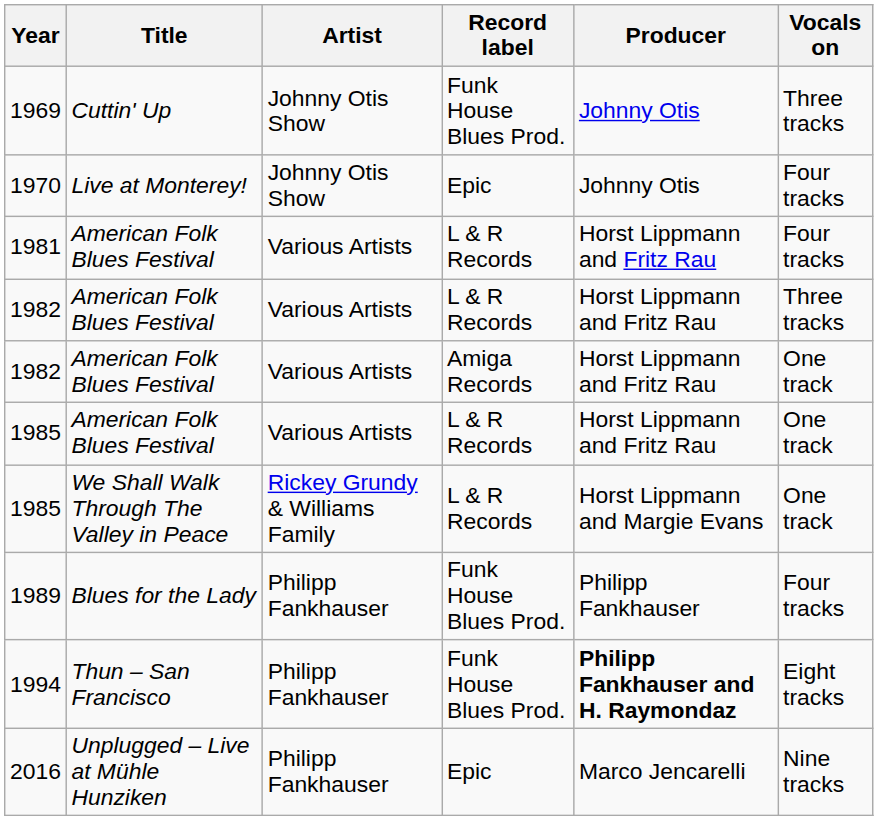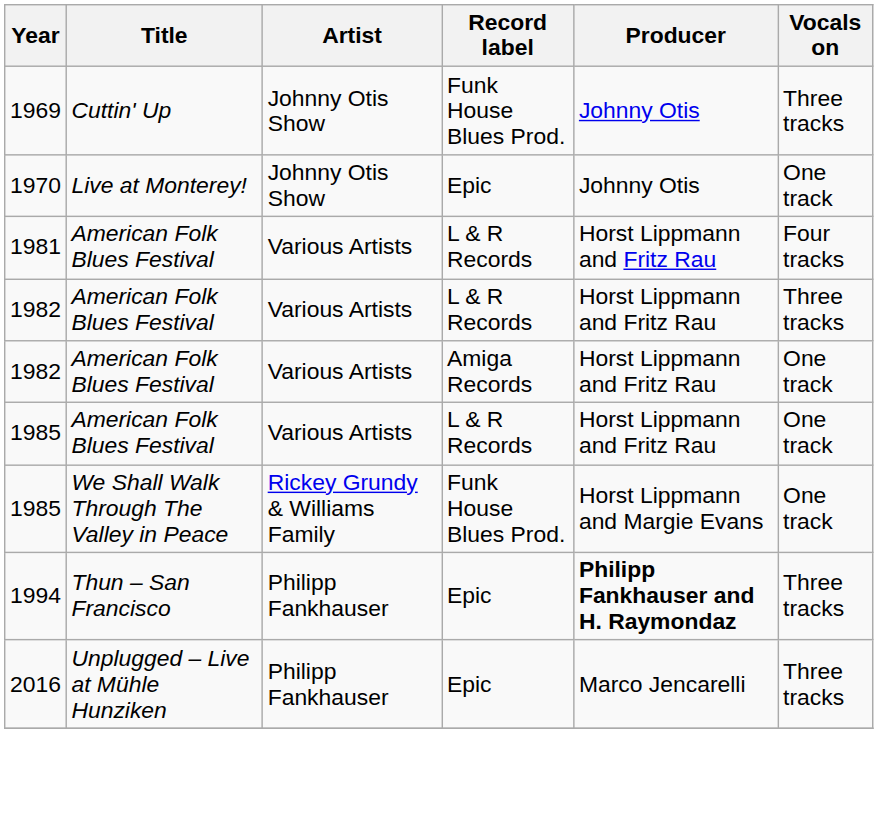(814, 185) Four tracks -> (808, 185) One track
(490, 508) L & R Records -> (506, 508) Funk House Blues Prod.
- row: (35, 596)
(506, 683) Funk House Blues Prod. -> (469, 596) Epic
(814, 683) Eight tracks -> (814, 596) Three tracks
(814, 771) Nine tracks -> (814, 683) Three tracks
